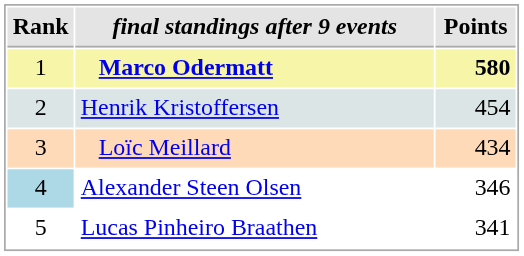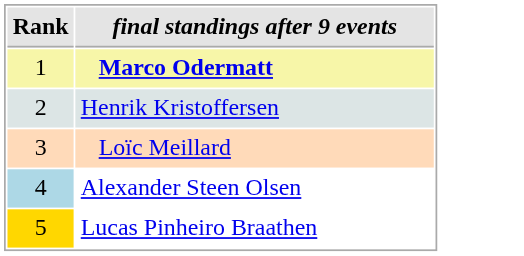- column: (476, 26)
(41, 228) no background -> (41, 228) gold background
